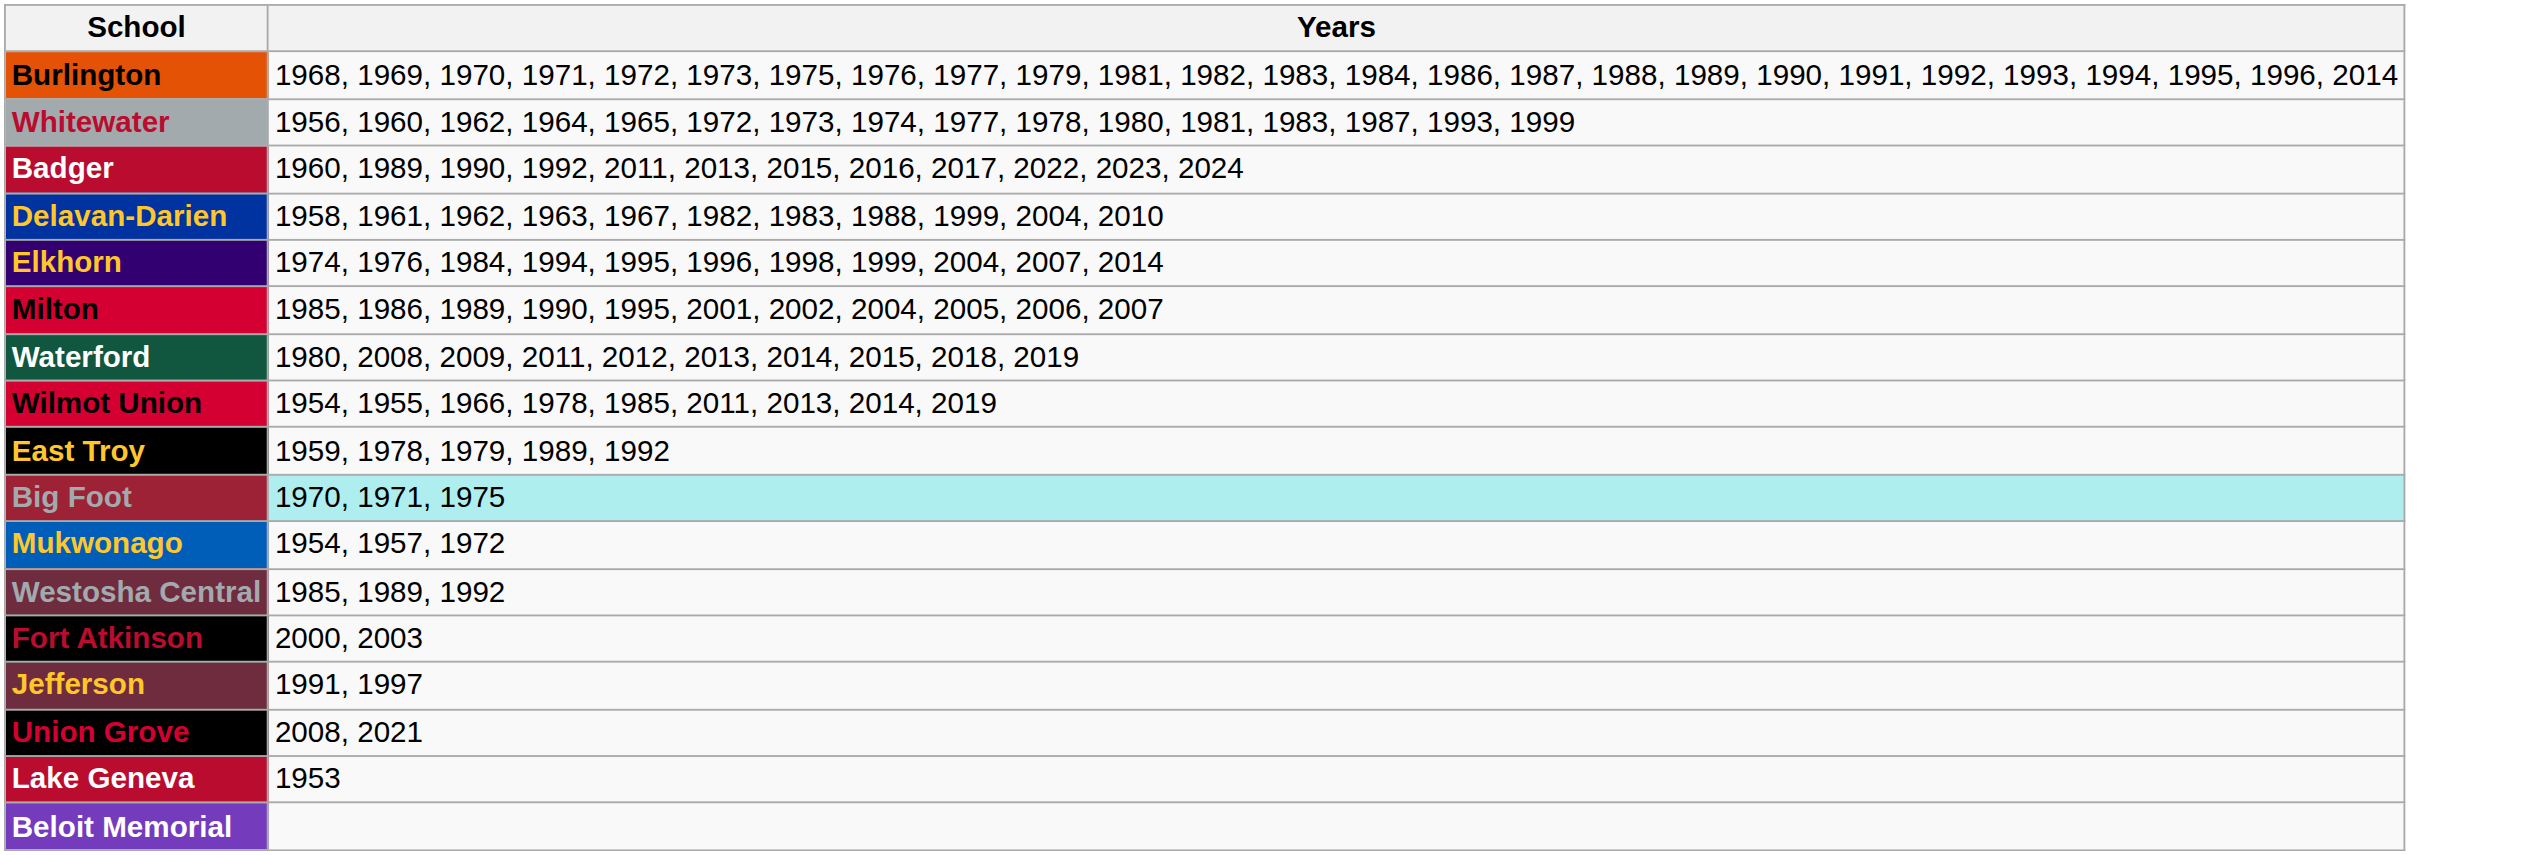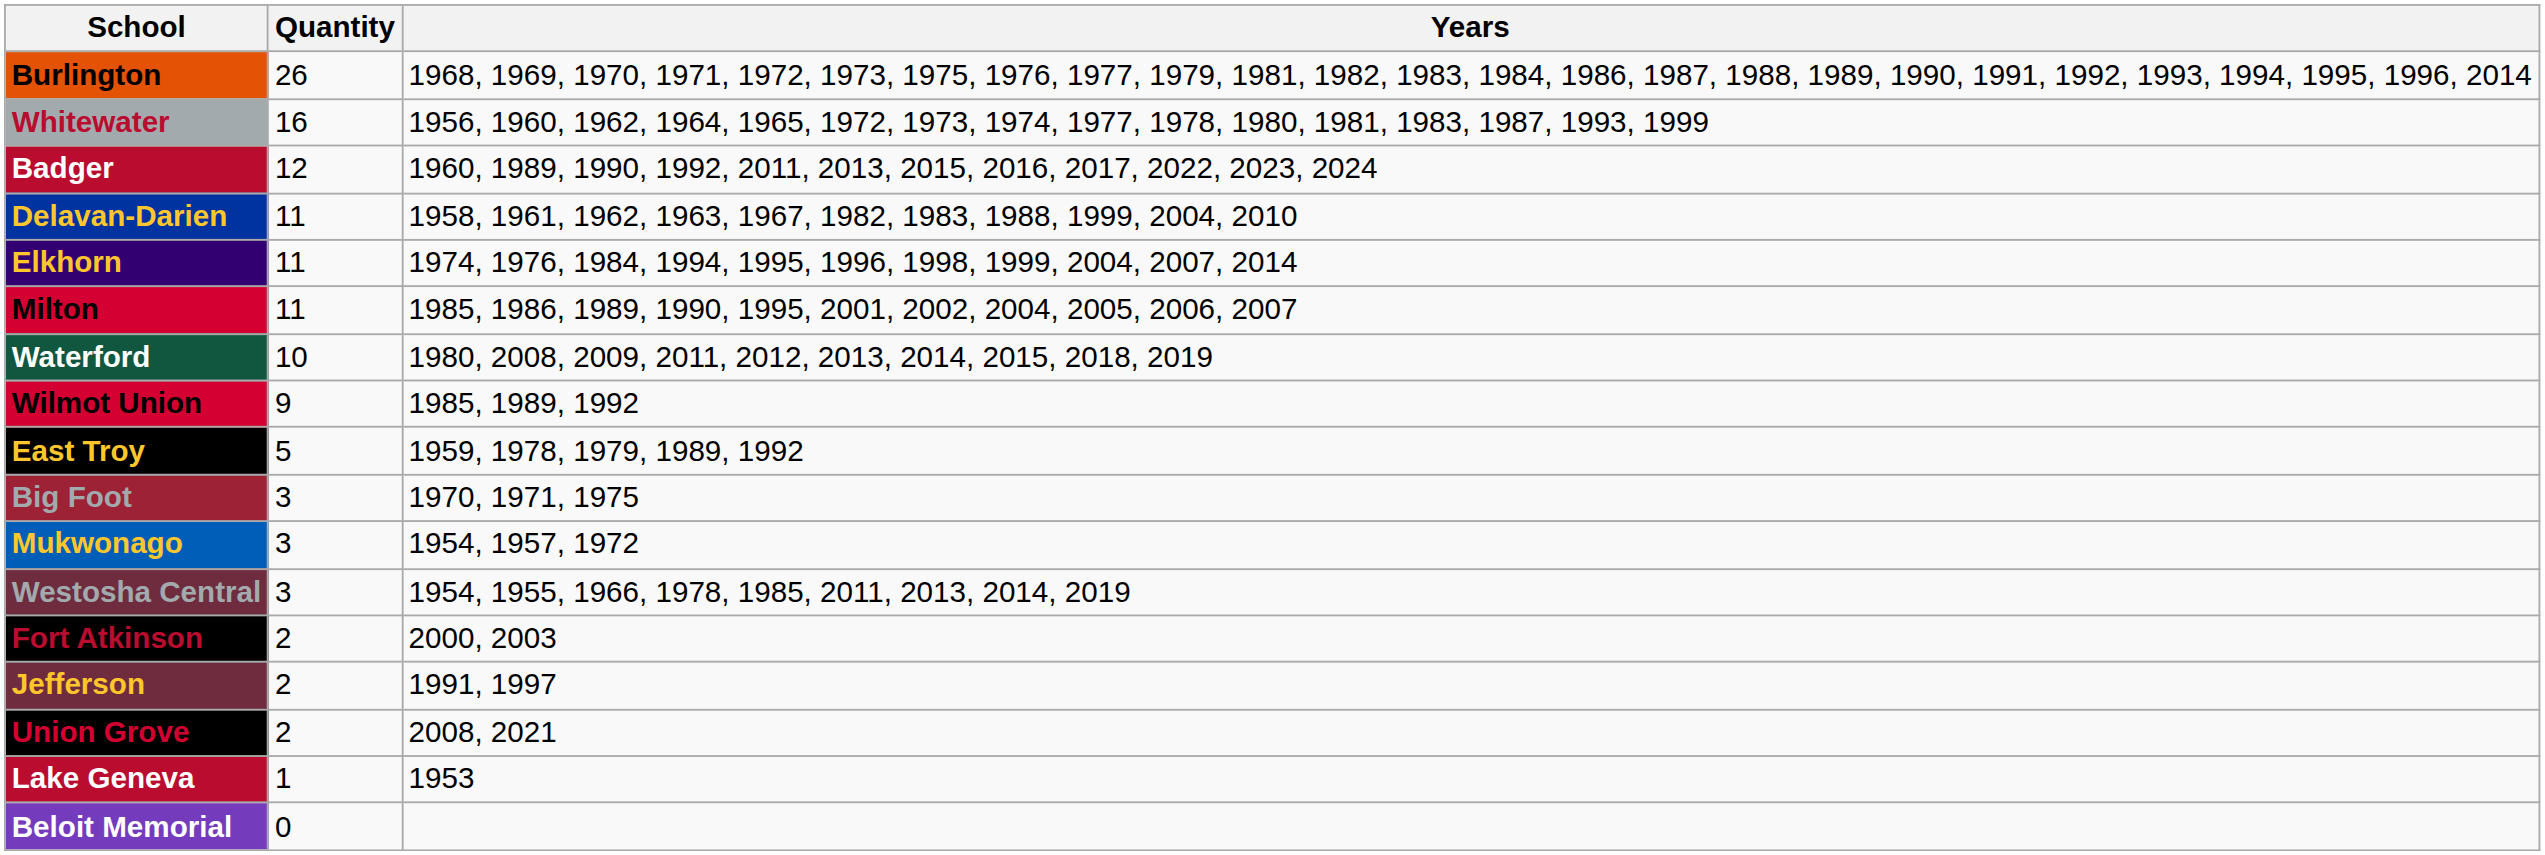+ column: (335, 27)
(636, 403) 1954, 1955, 1966, 1978, 1985, 2011, 2013, 2014, 2019 -> (524, 403) 1985, 1989, 1992
(390, 497) paleturquoise background -> (524, 497) no background
(390, 591) 1985, 1989, 1992 -> (770, 591) 1954, 1955, 1966, 1978, 1985, 2011, 2013, 2014, 2019
